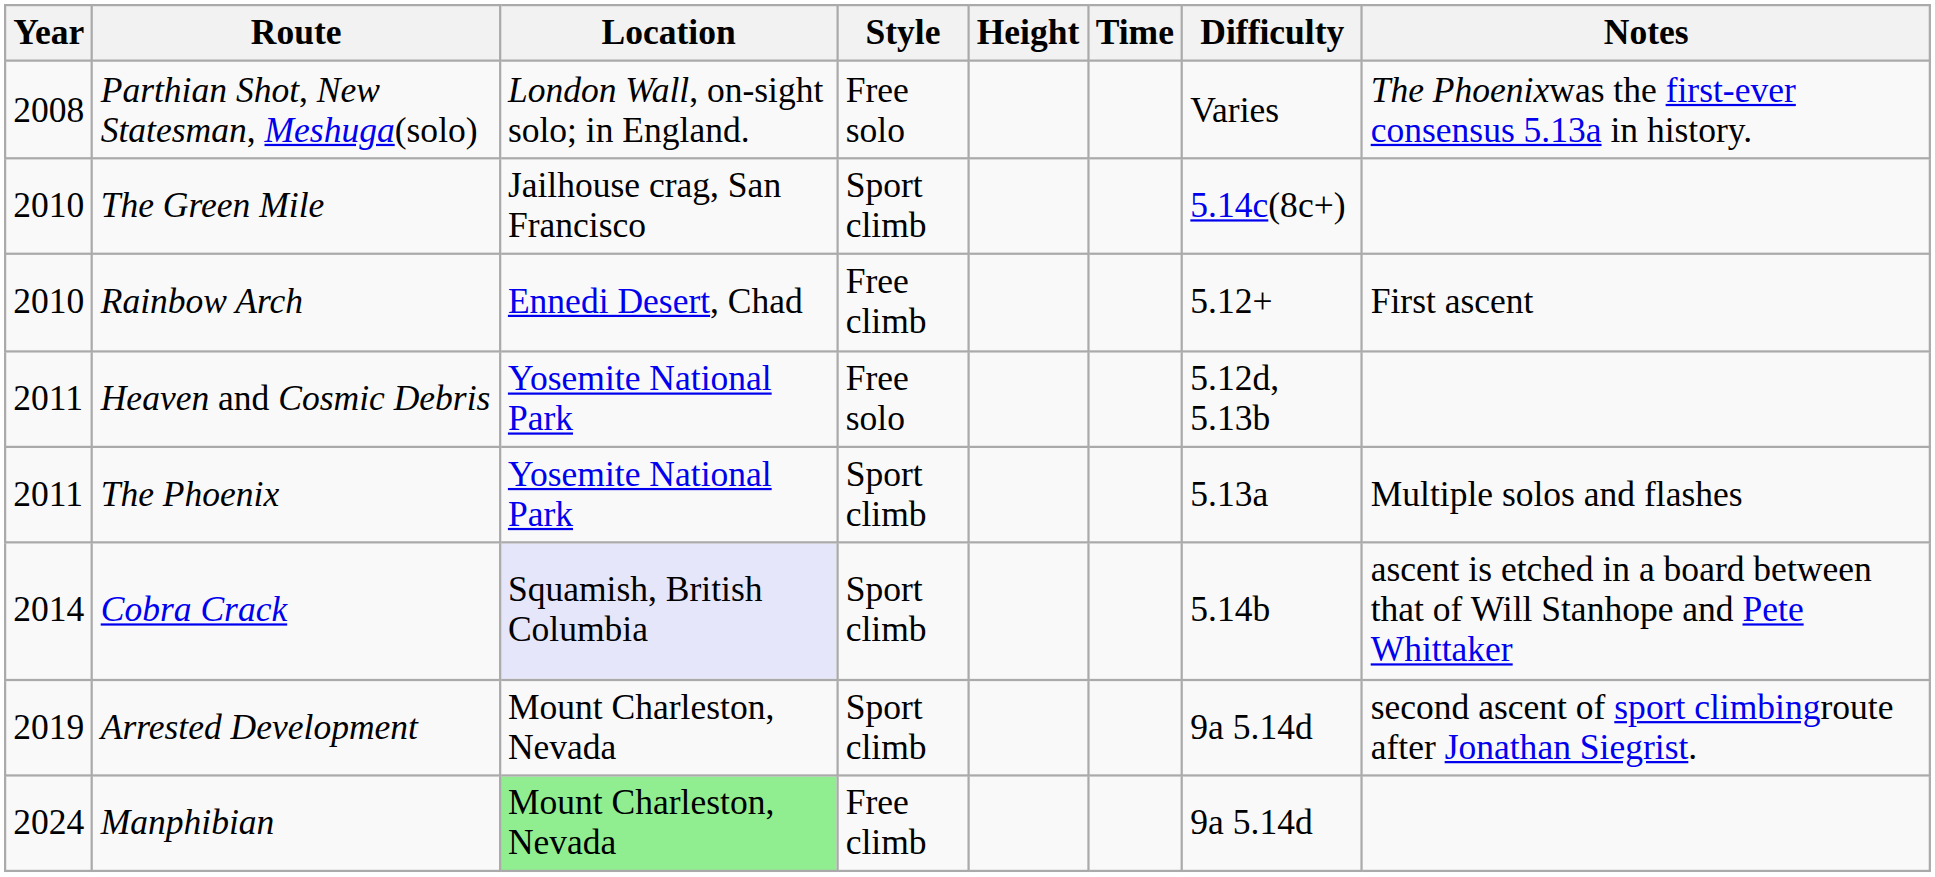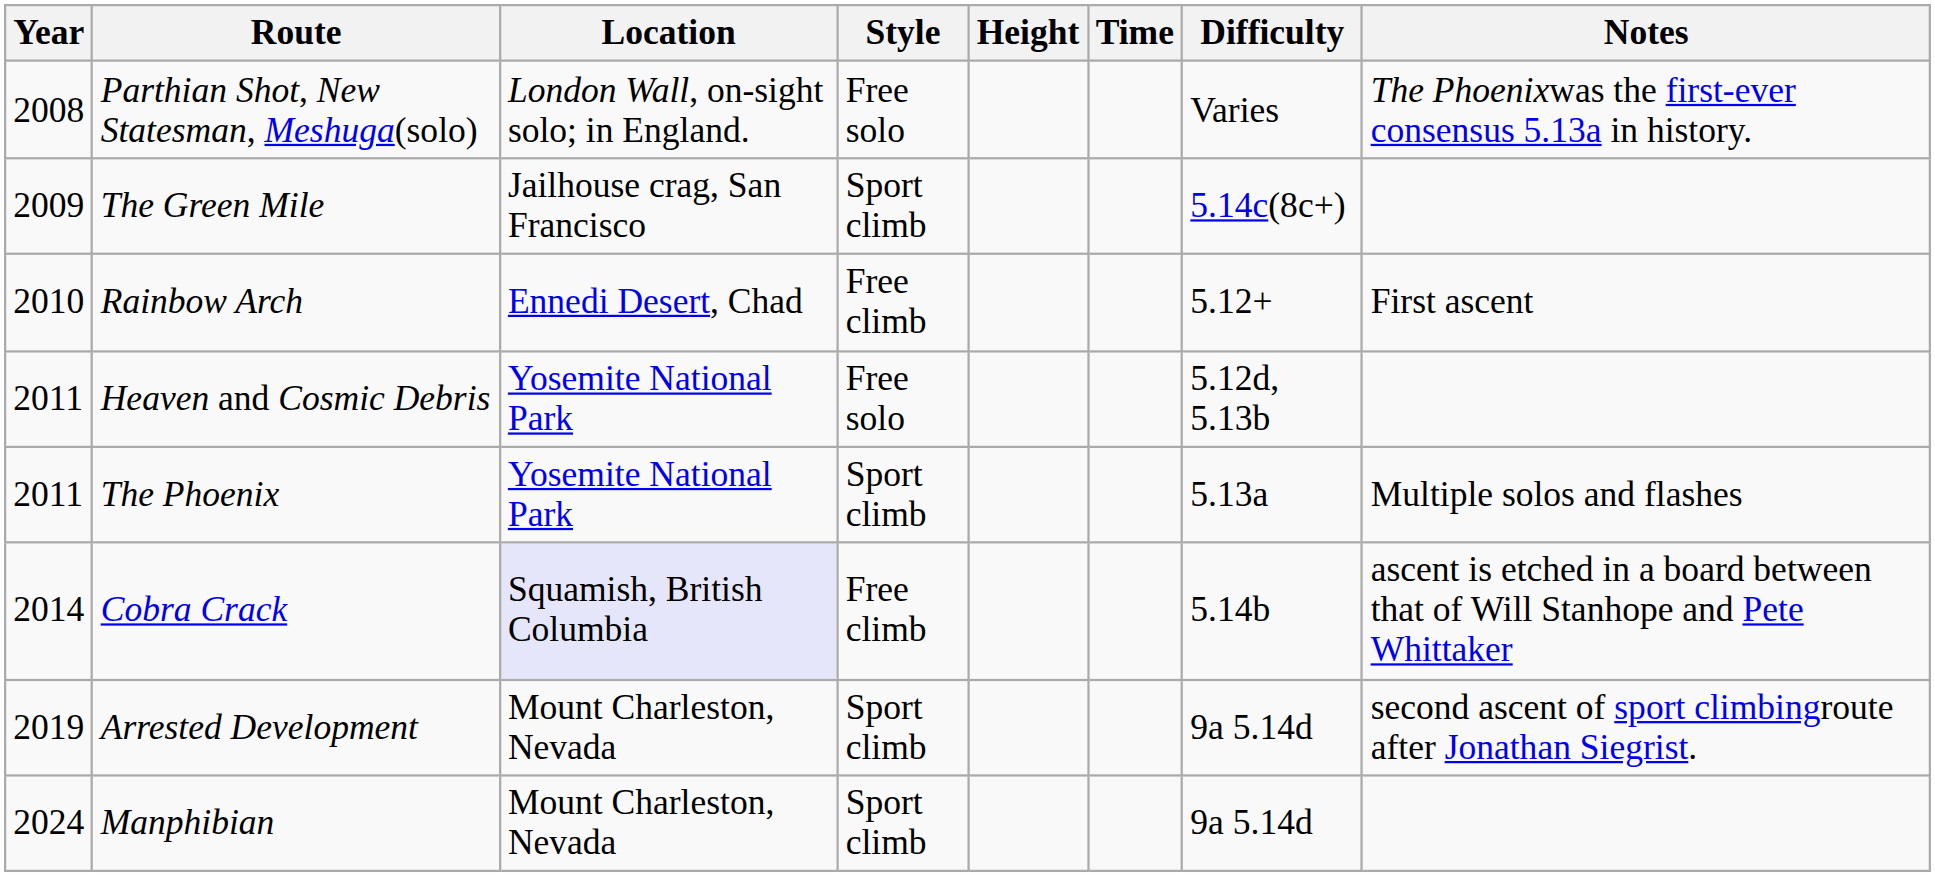(49, 205) 2010 -> (49, 205) 2009
(886, 610) Sport climb -> (886, 610) Free climb
(641, 822) lightgreen background -> (641, 822) no background
(886, 822) Free climb -> (886, 822) Sport climb
